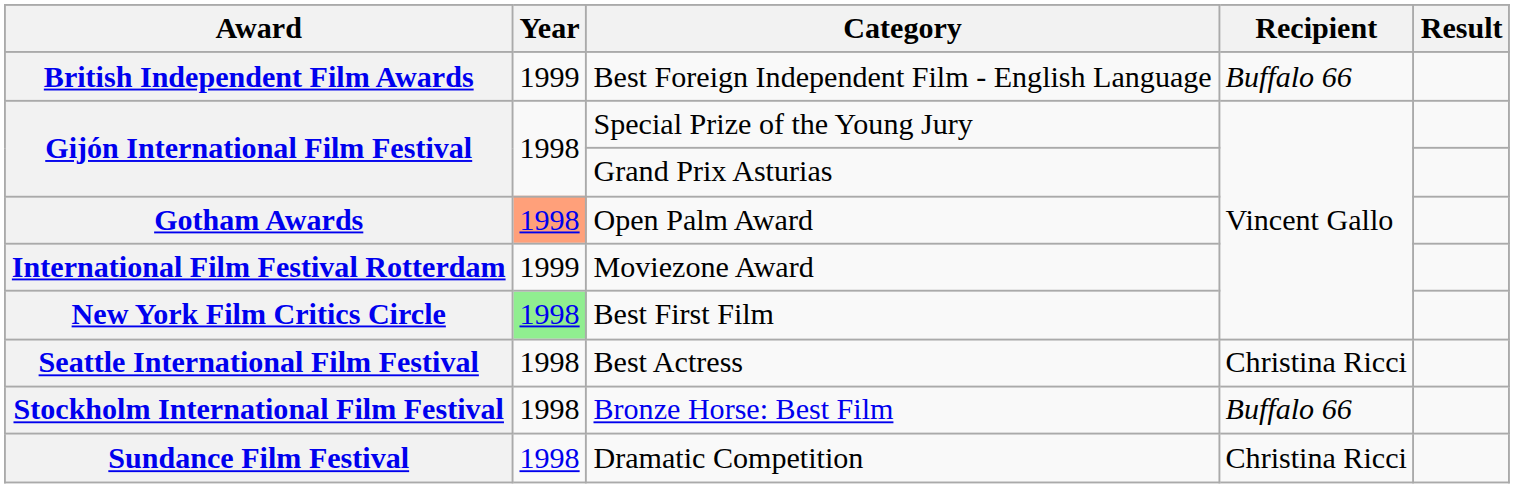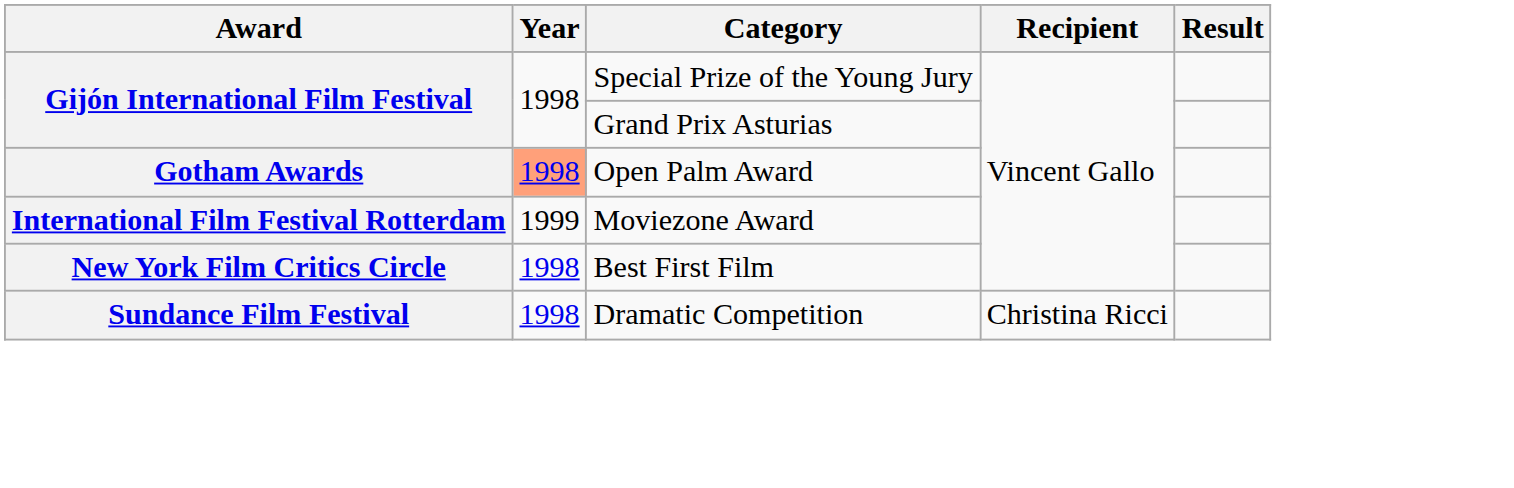- row: (903, 76)
(550, 314) lightgreen background -> (550, 266) no background
- row: (668, 362)
- row: (743, 409)
